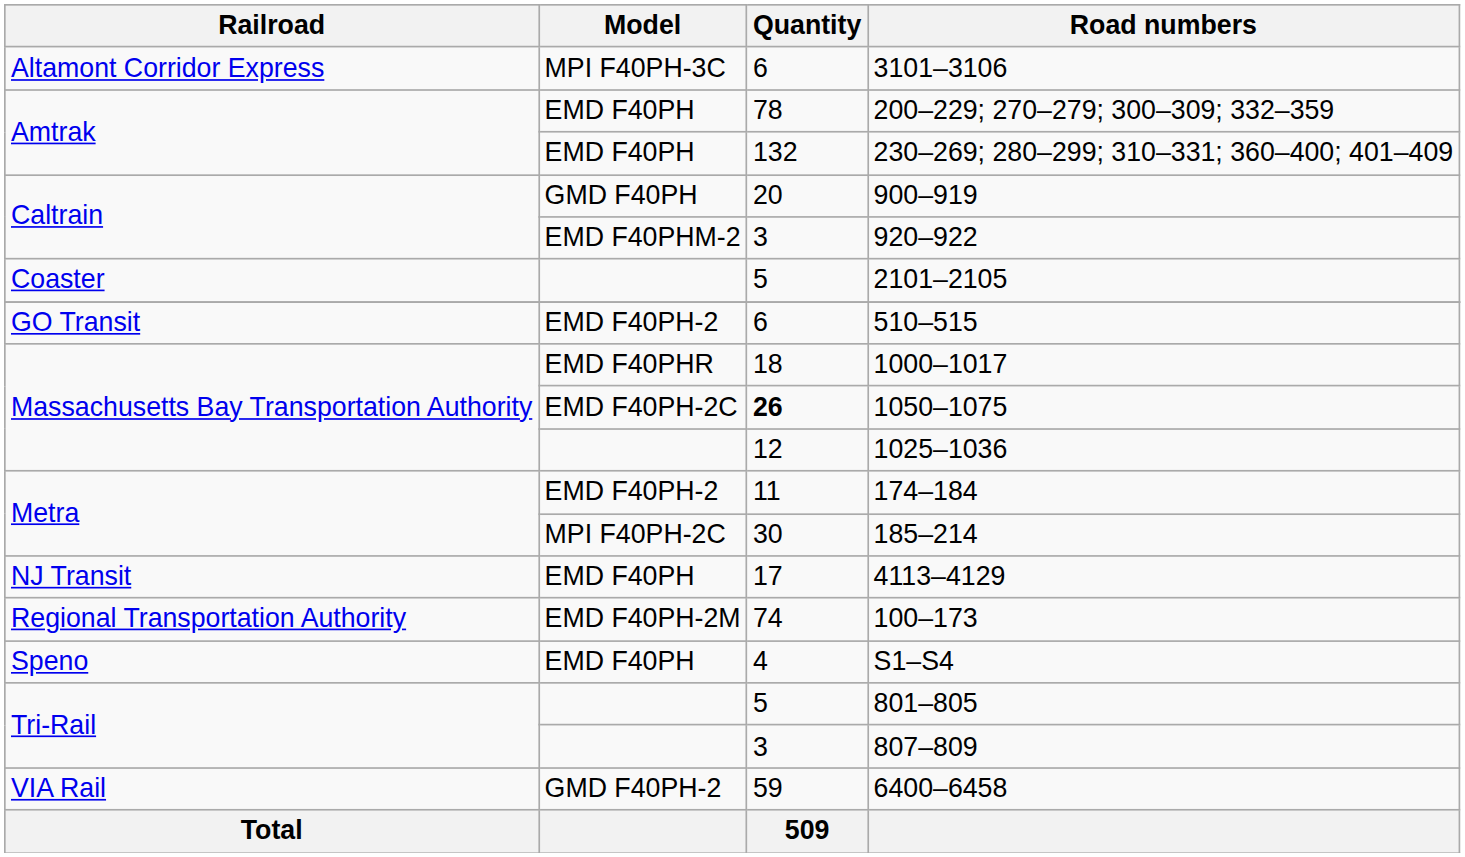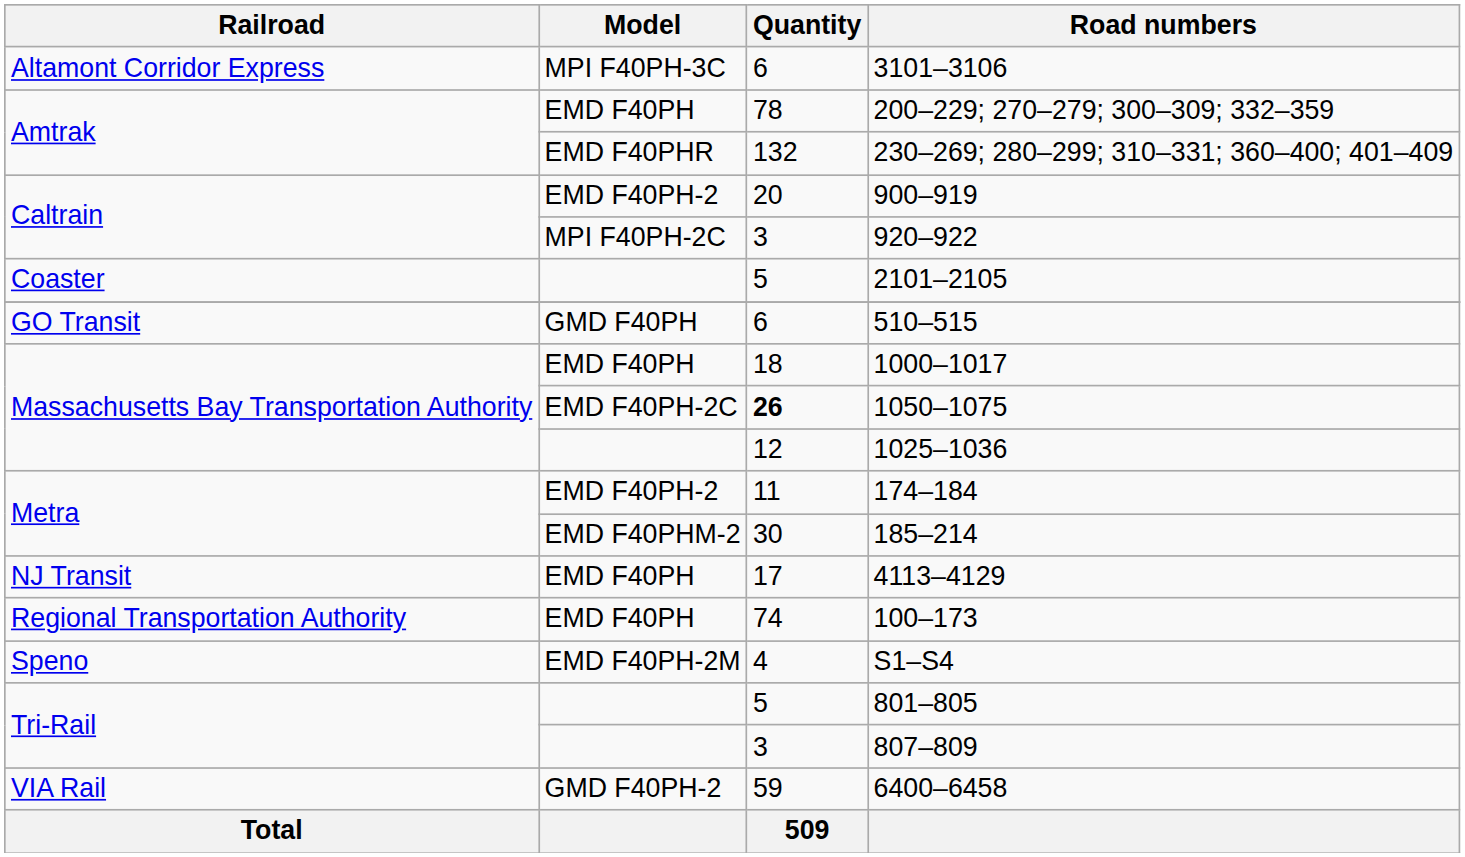(620, 152) EMD F40PH -> (629, 152) EMD F40PHR
(621, 195) GMD F40PH -> (631, 195) EMD F40PH-2
(643, 237) EMD F40PHM-2 -> (635, 237) MPI F40PH-2C
(631, 322) EMD F40PH-2 -> (621, 322) GMD F40PH
(629, 364) EMD F40PHR -> (620, 364) EMD F40PH
(635, 534) MPI F40PH-2C -> (643, 534) EMD F40PHM-2
(643, 618) EMD F40PH-2M -> (620, 618) EMD F40PH
(620, 661) EMD F40PH -> (643, 661) EMD F40PH-2M
